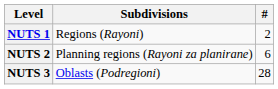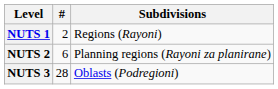columns swapped: (154, 14) <-> (265, 14)
